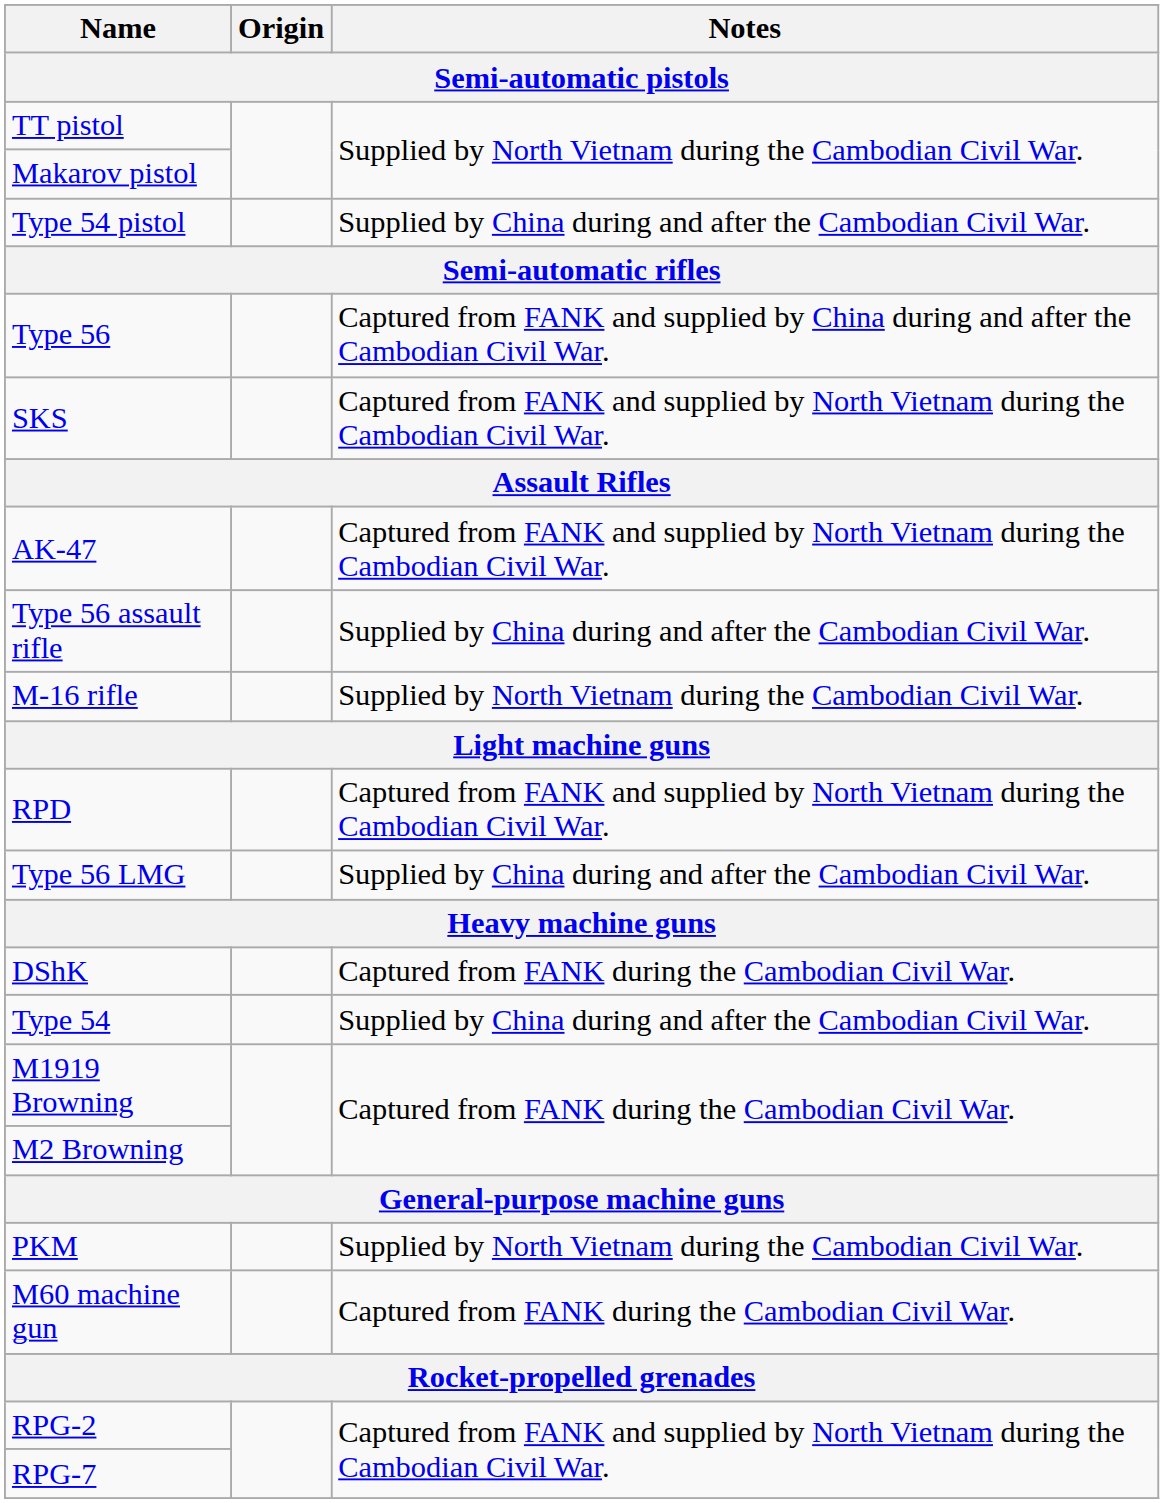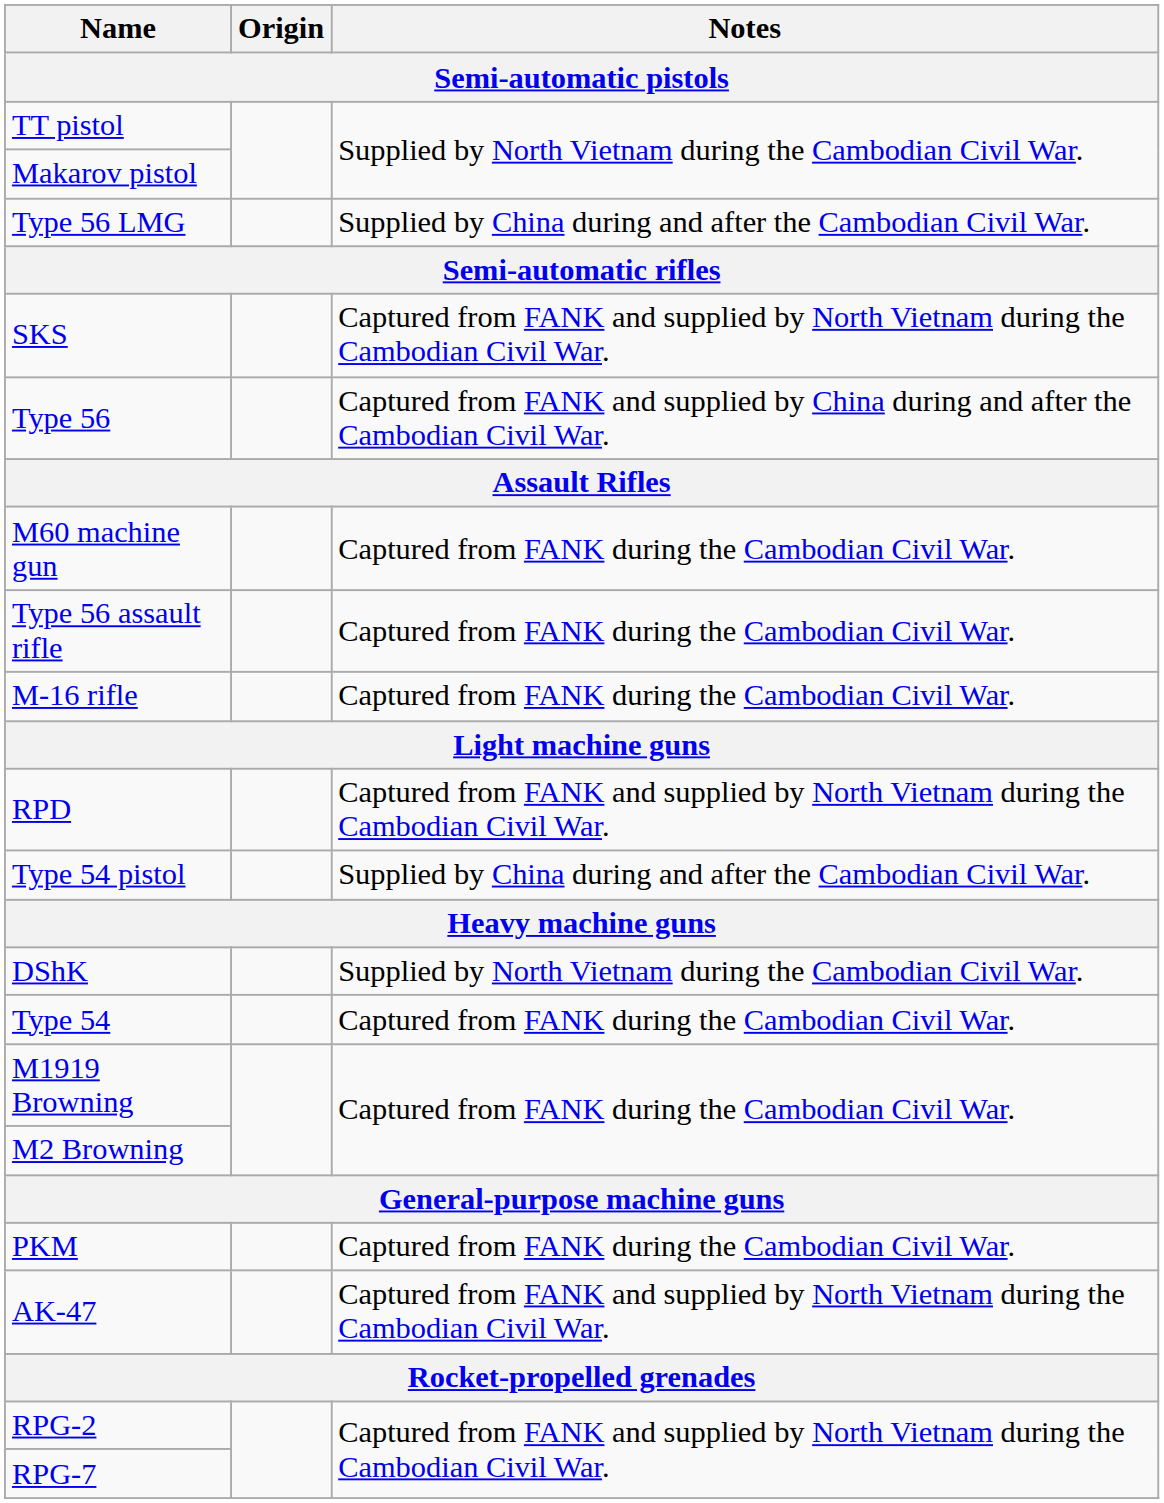rows swapped: (99, 221) <-> (99, 874)
rows swapped: (40, 417) <-> (61, 334)
rows swapped: (54, 548) <-> (96, 1311)
(714, 630) Supplied by China during and after the Cambodian Civil War. -> (677, 630) Captured from FANK during the Cambodian Civil War.
(711, 695) Supplied by North Vietnam during the Cambodian Civil War. -> (677, 695) Captured from FANK during the Cambodian Civil War.
(677, 971) Captured from FANK during the Cambodian Civil War. -> (711, 971) Supplied by North Vietnam during the Cambodian Civil War.
(714, 1019) Supplied by China during and after the Cambodian Civil War. -> (677, 1019) Captured from FANK during the Cambodian Civil War.
(711, 1246) Supplied by North Vietnam during the Cambodian Civil War. -> (677, 1246) Captured from FANK during the Cambodian Civil War.
